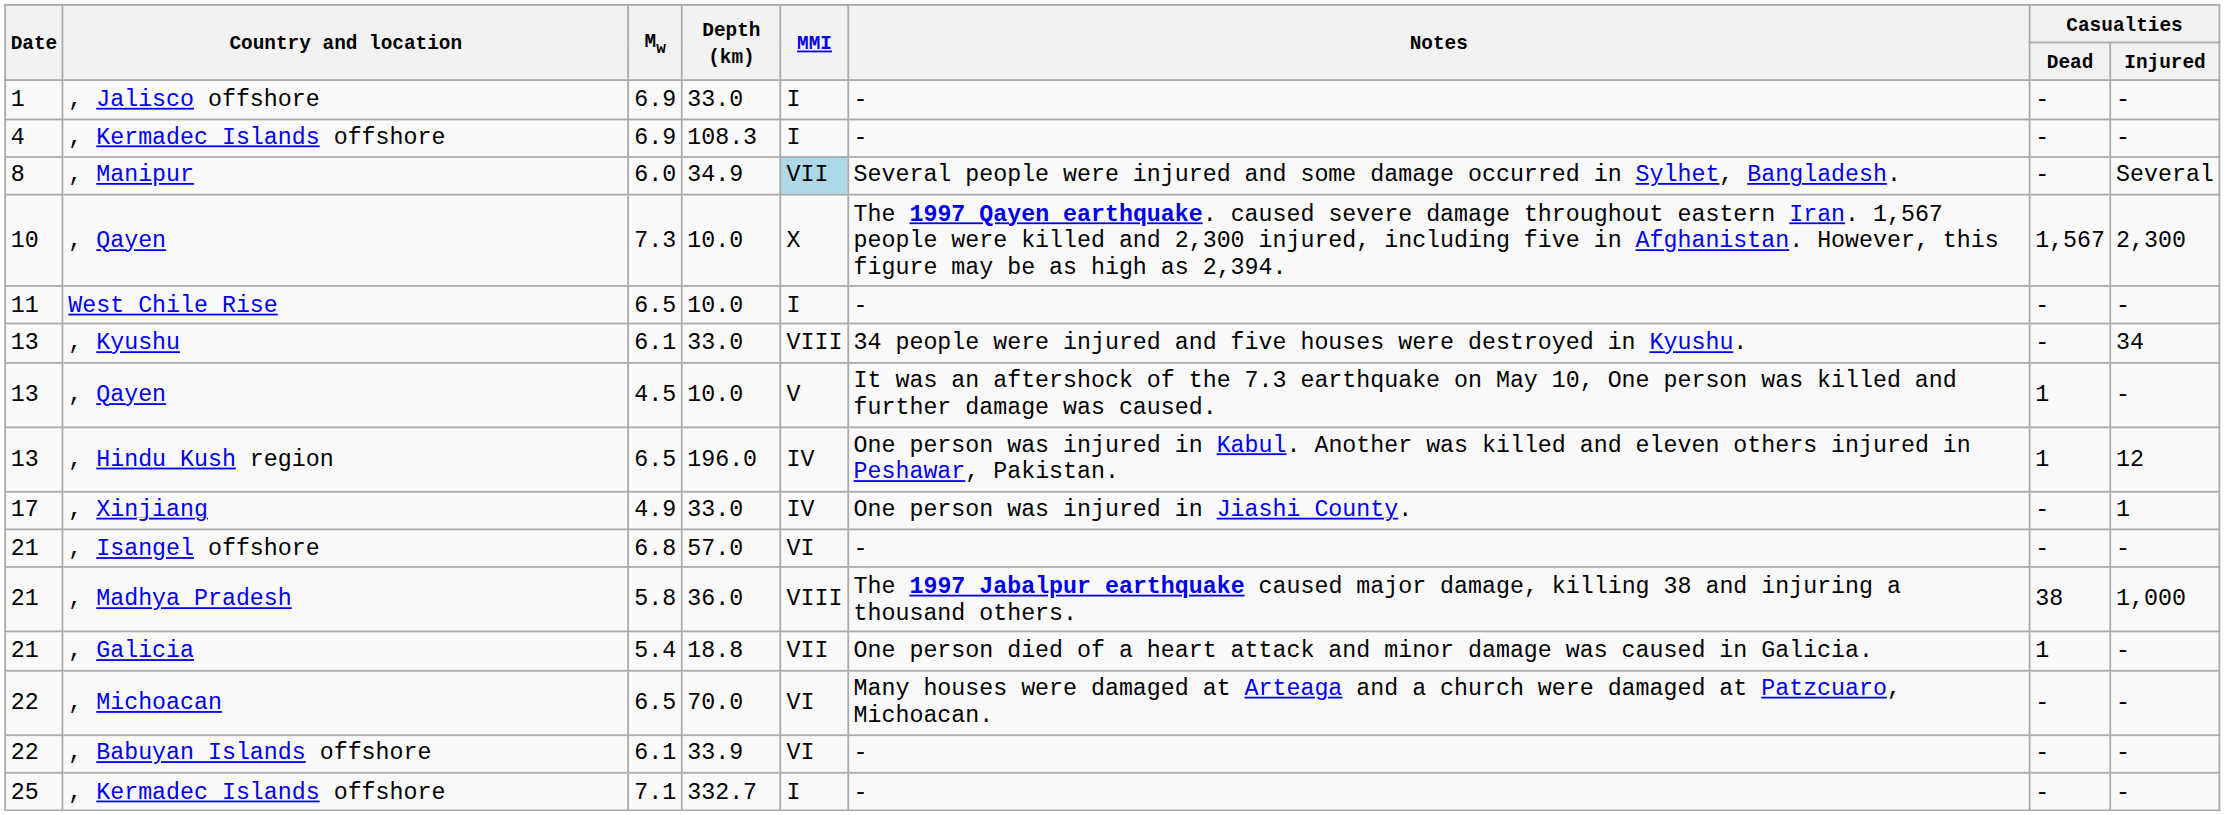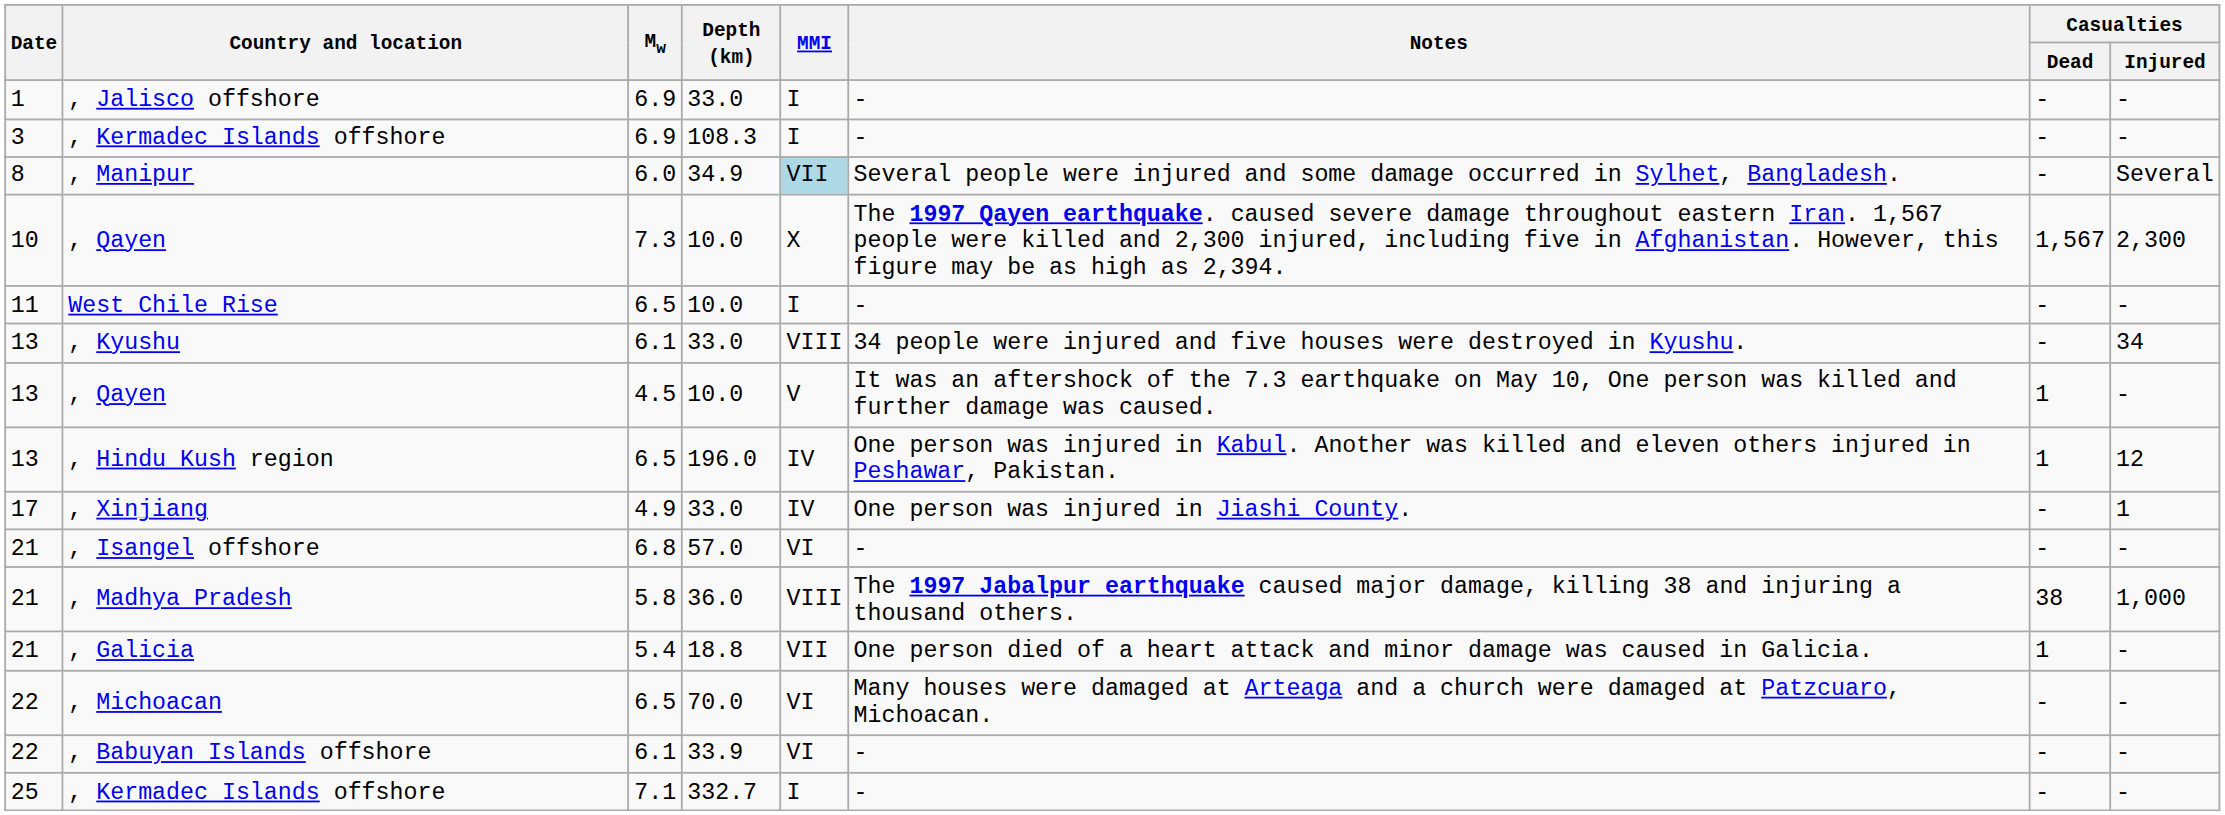(18, 138) 4 -> (18, 138) 3
